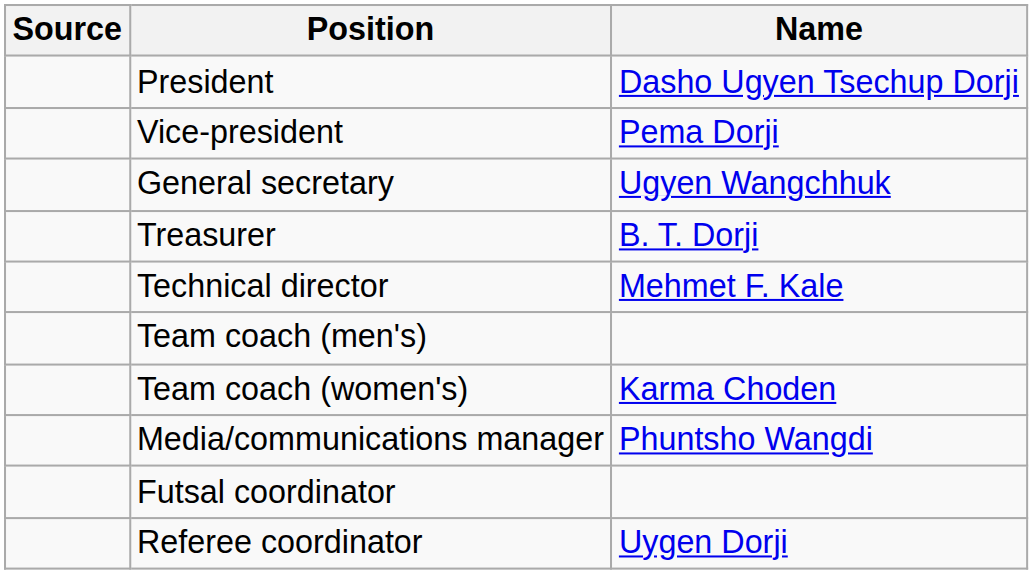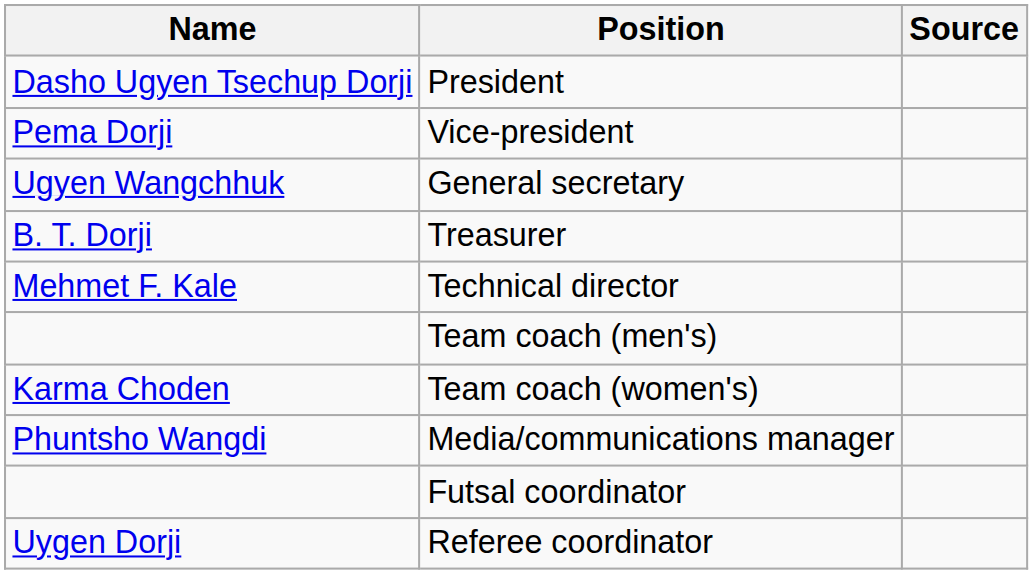columns swapped: (819, 30) <-> (67, 30)
